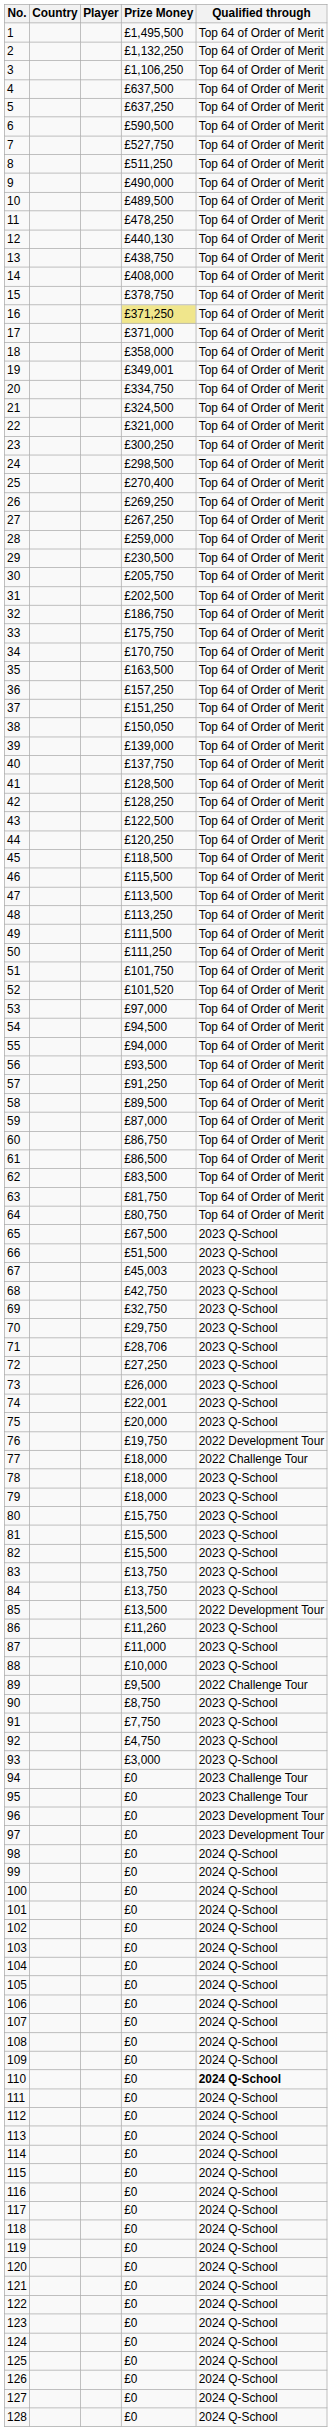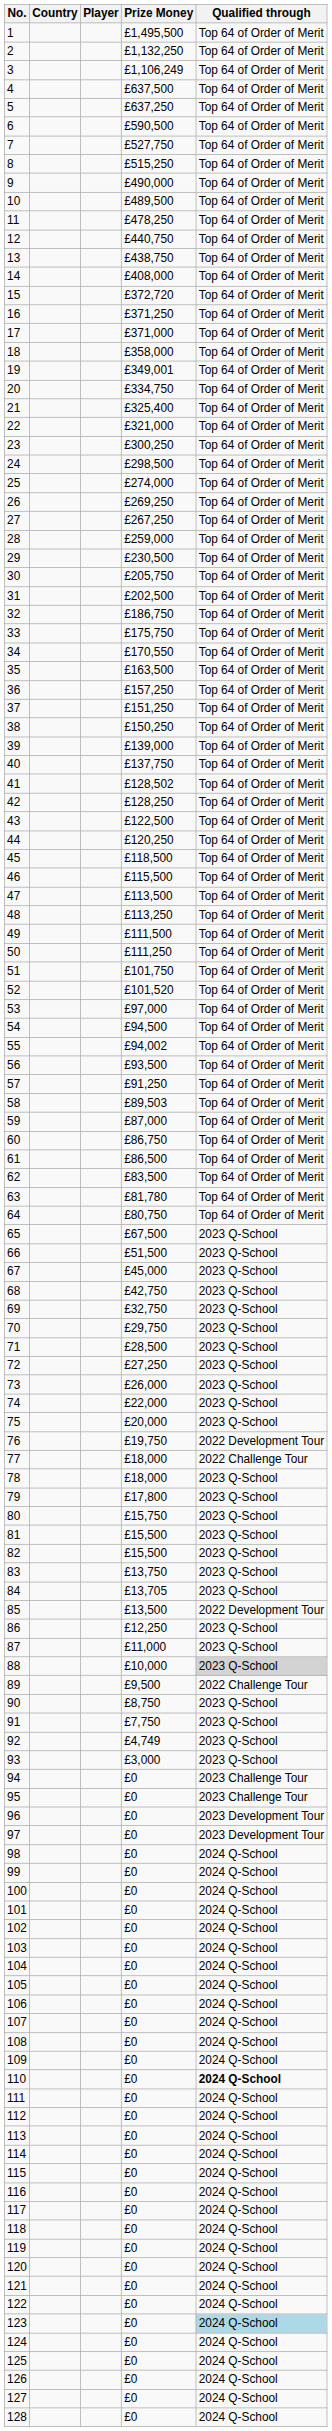(154, 70) £1,106,250 -> (154, 70) £1,106,249
(148, 164) £511,250 -> (149, 164) £515,250
(149, 239) £440,130 -> (149, 239) £440,750
(149, 295) £378,750 -> (149, 295) £372,720
(149, 314) khaki background -> (149, 314) no background
(149, 408) £324,500 -> (149, 408) £325,400
(149, 483) £270,400 -> (149, 483) £274,000
(149, 652) £170,750 -> (149, 652) £170,550
(149, 727) £150,050 -> (149, 727) £150,250
(149, 783) £128,500 -> (149, 783) £128,502
(146, 1046) £94,000 -> (146, 1046) £94,002
(146, 1102) £89,500 -> (146, 1102) £89,503
(146, 1196) £81,750 -> (146, 1196) £81,780
(146, 1271) £45,003 -> (146, 1271) £45,000
(146, 1347) £28,706 -> (146, 1347) £28,500
(146, 1403) £22,001 -> (146, 1403) £22,000
(146, 1497) £18,000 -> (146, 1497) £17,800
(146, 1591) £13,750 -> (146, 1591) £13,705
(145, 1628) £11,260 -> (146, 1628) £12,250
(238, 1666) no background -> (238, 1666) lightgrey background
(142, 1741) £4,750 -> (142, 1741) £4,749
(238, 2323) no background -> (238, 2323) lightblue background
